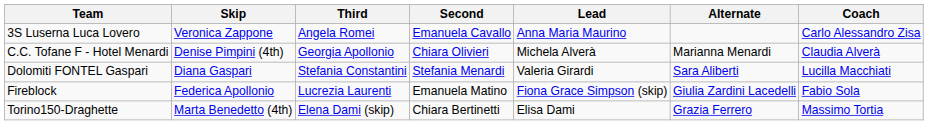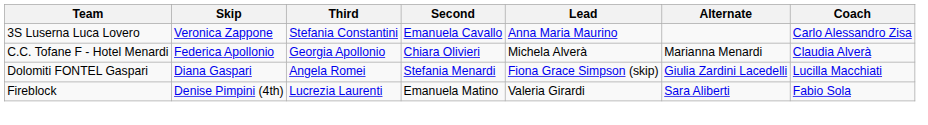(336, 33) Angela Romei -> (344, 33) Stefania Constantini
(229, 52) Denise Pimpini (4th) -> (224, 52) Federica Apollonio
(352, 71) Stefania Constantini -> (327, 71) Angela Romei
(555, 71) Valeria Girardi -> (583, 71) Fiona Grace Simpson (skip)
(706, 71) Sara Aliberti -> (726, 71) Giulia Zardini Lacedelli
(224, 91) Federica Apollonio -> (229, 91) Denise Pimpini (4th)
(592, 91) Fiona Grace Simpson (skip) -> (546, 91) Valeria Girardi
(735, 91) Giulia Zardini Lacedelli -> (697, 91) Sara Aliberti
- row: (63, 110)
